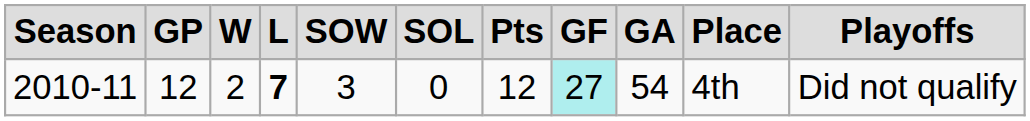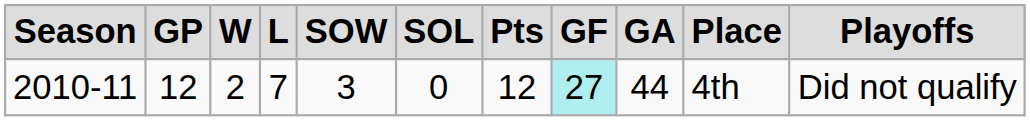(278, 86) bold -> (278, 86) normal
(650, 86) 54 -> (650, 86) 44
